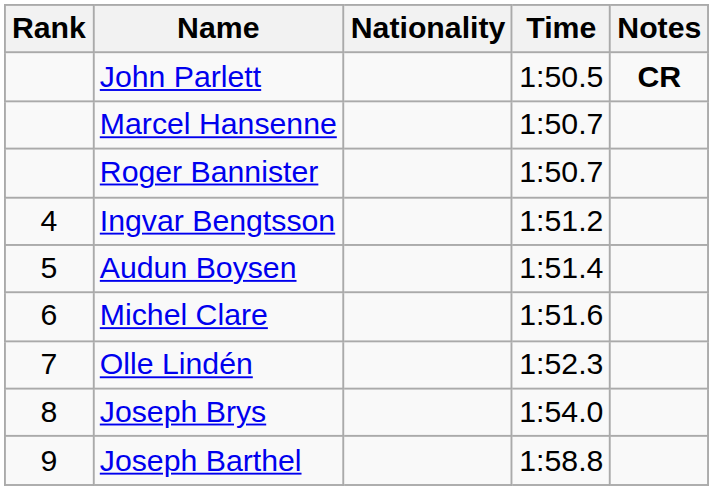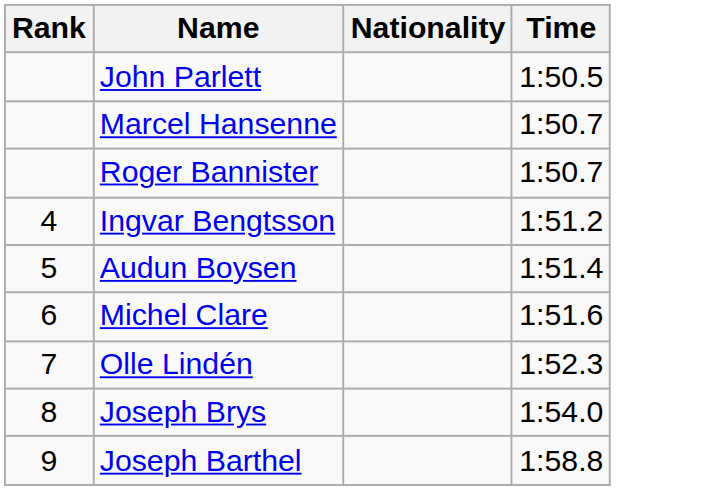- column: (659, 28)
